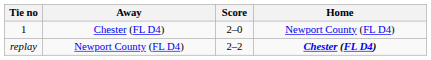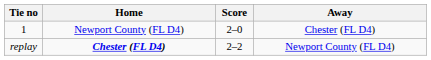columns swapped: (340, 13) <-> (129, 13)
